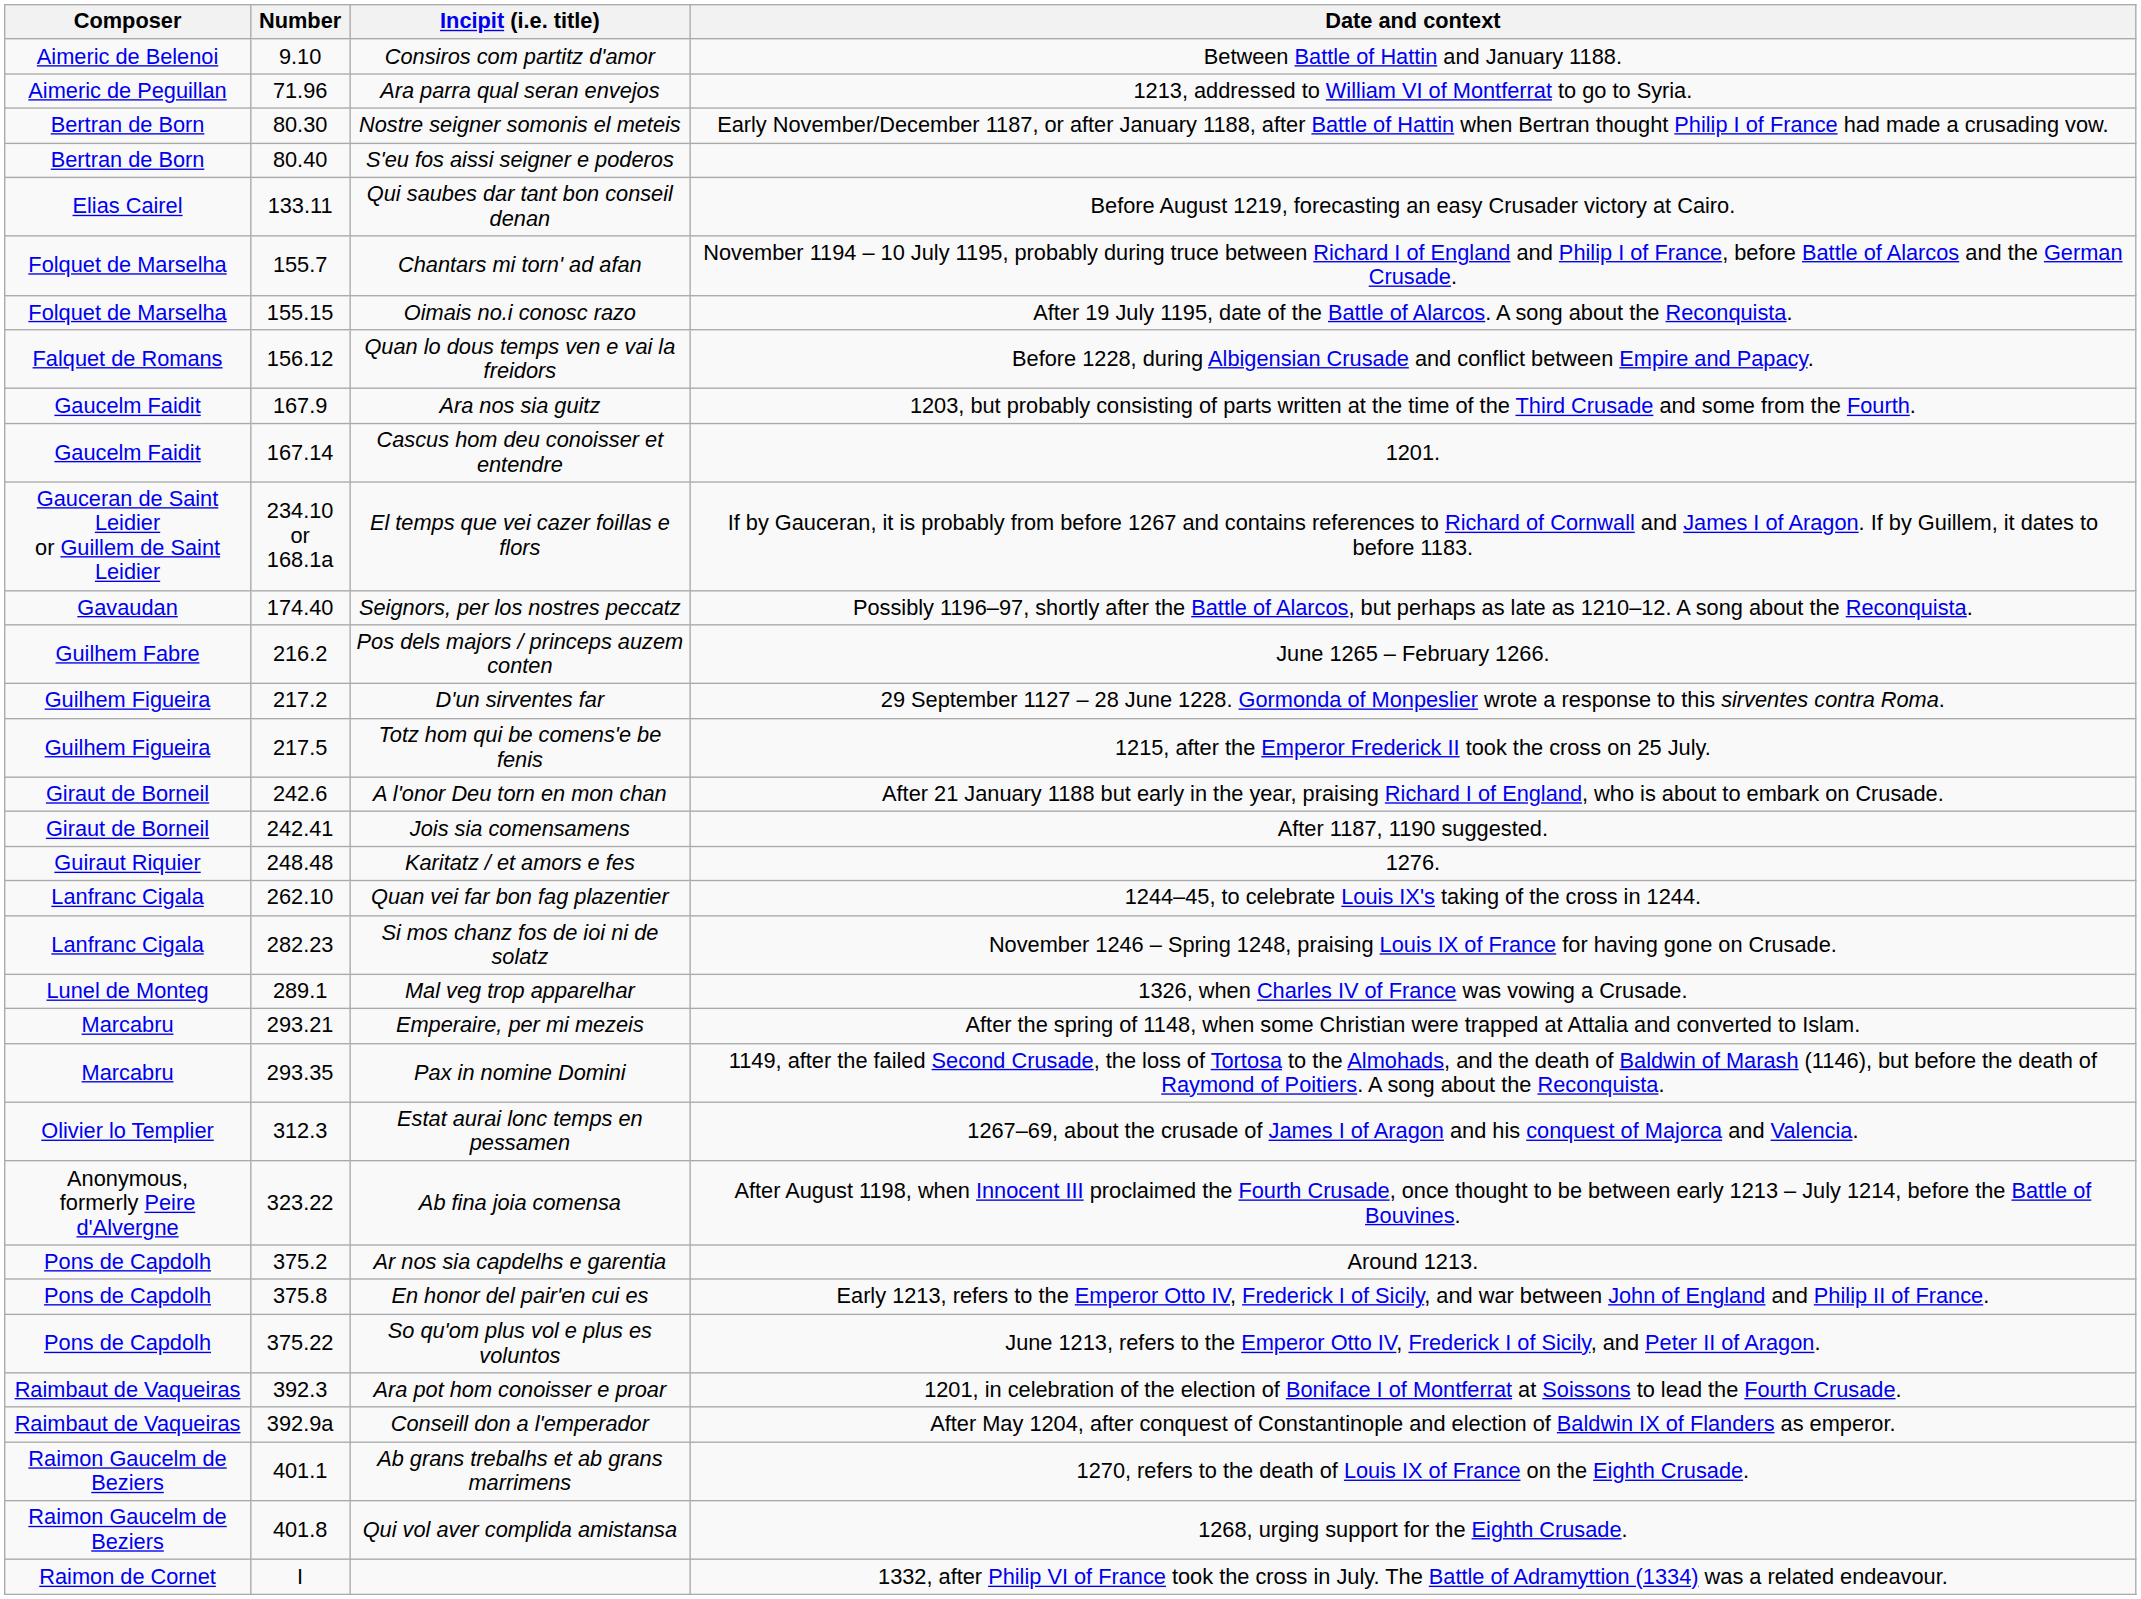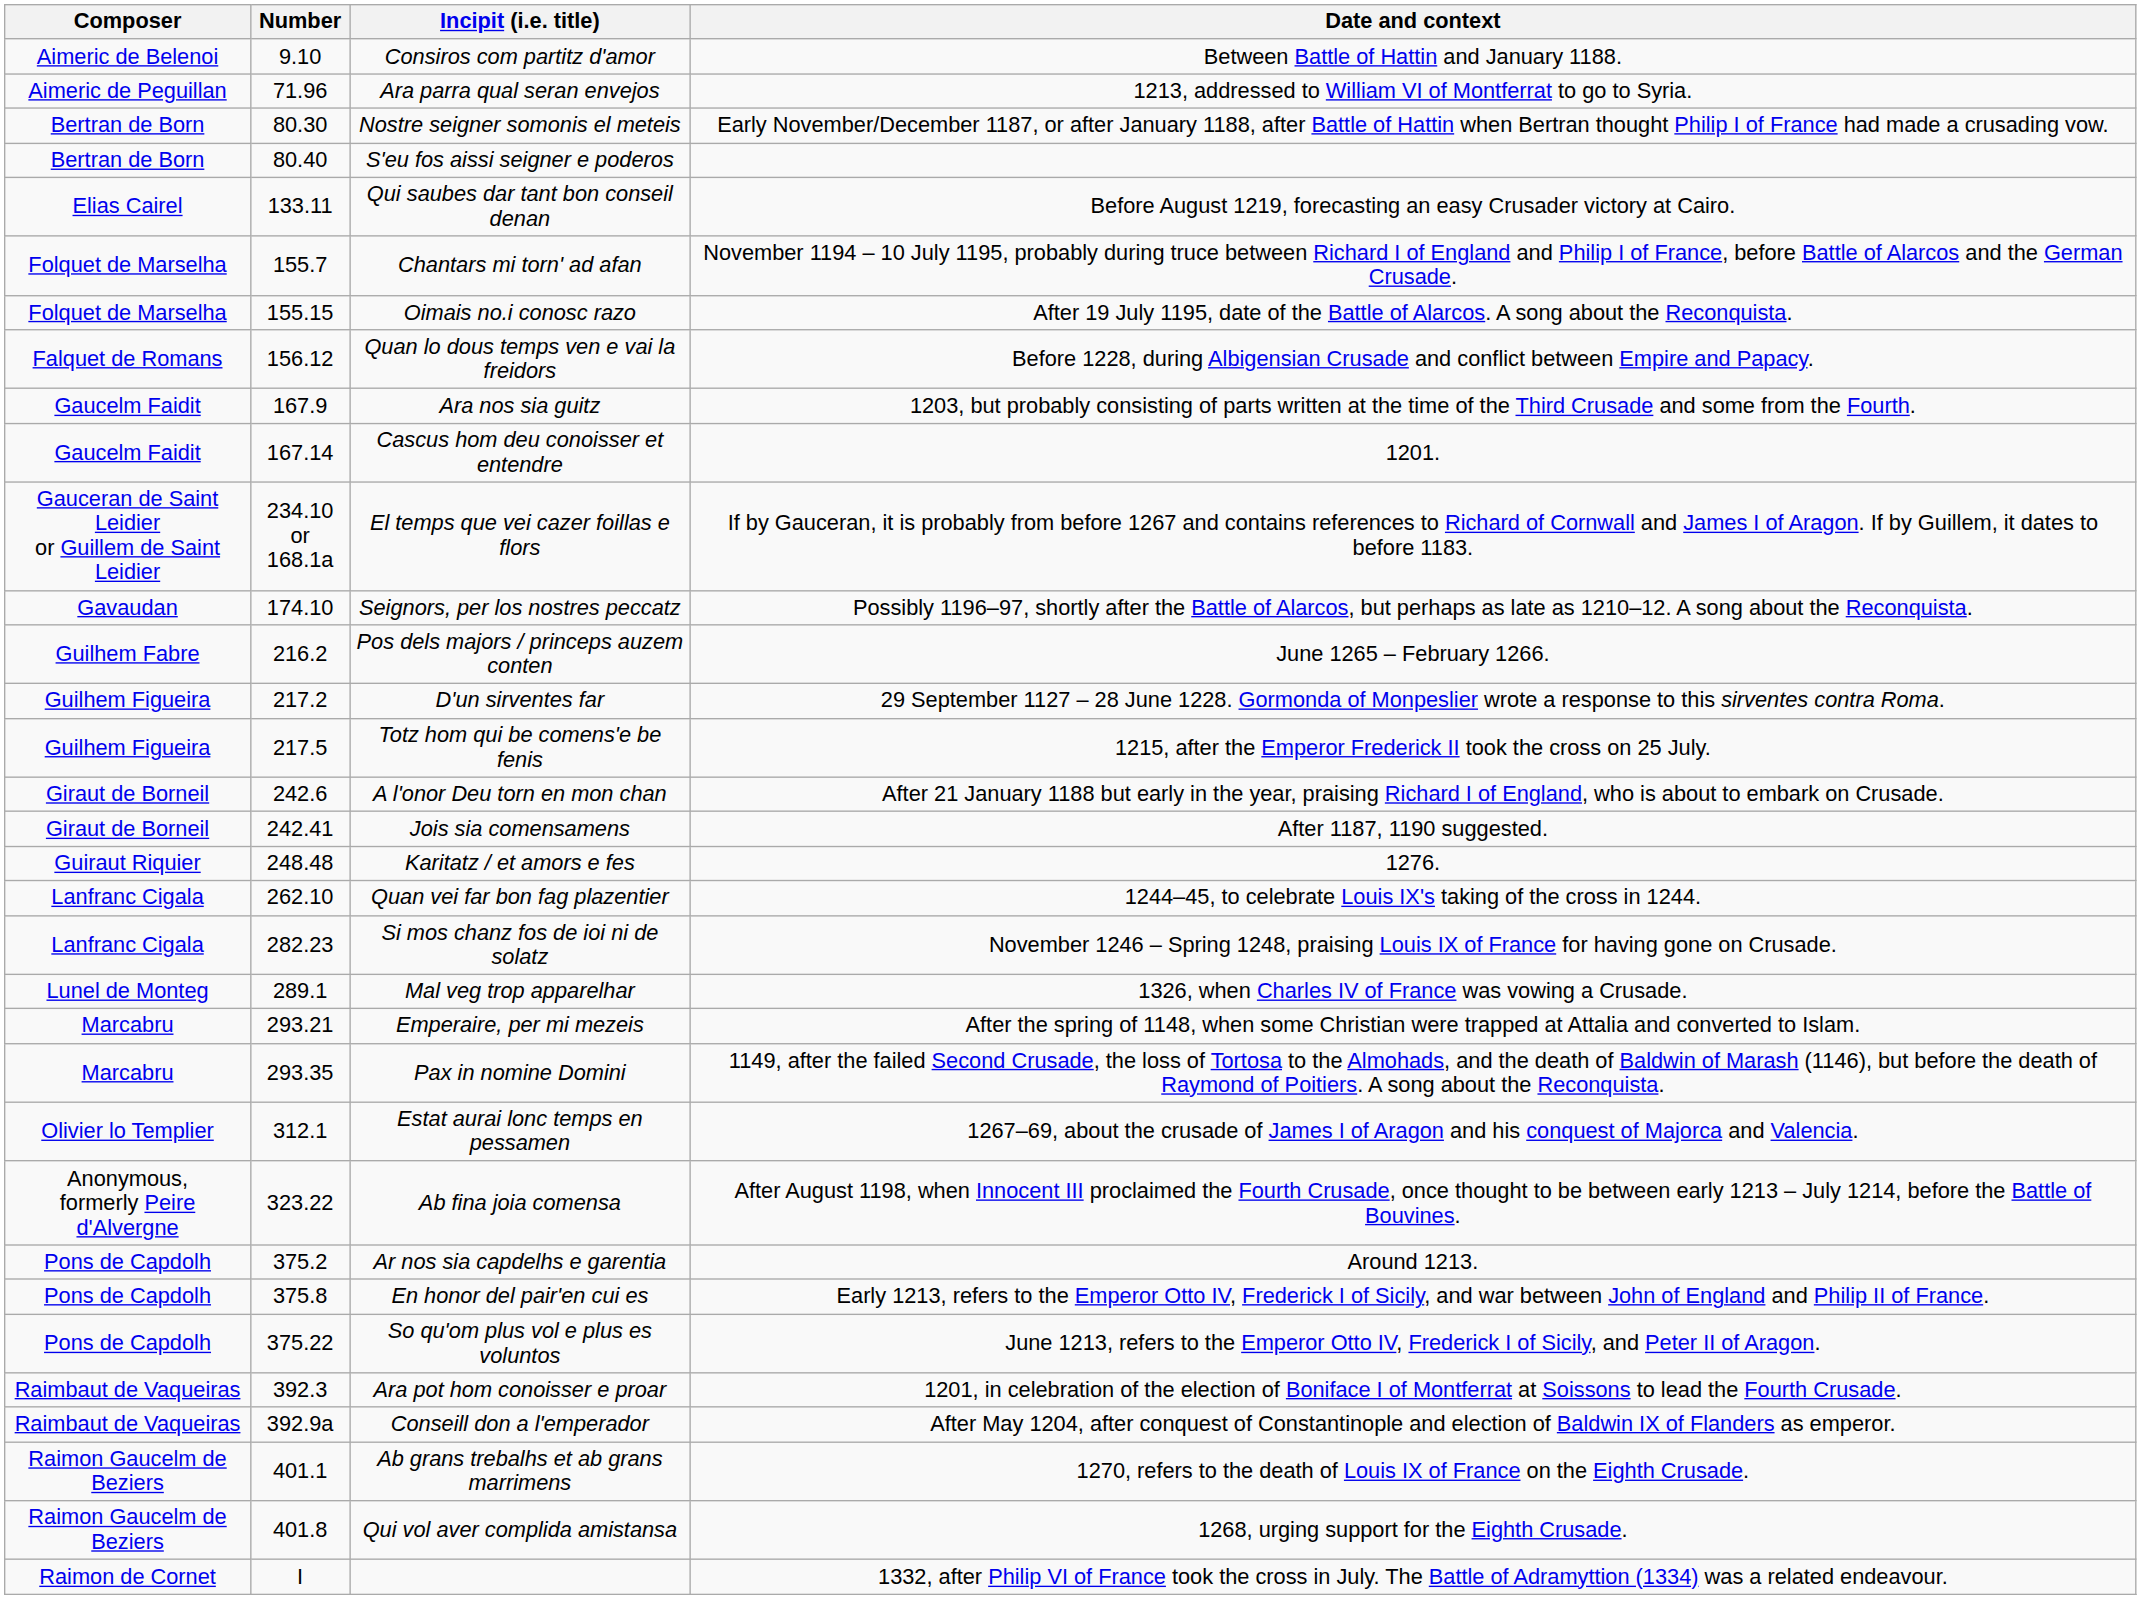(300, 607) 174.40 -> (300, 607) 174.10
(300, 1131) 312.3 -> (300, 1131) 312.1
